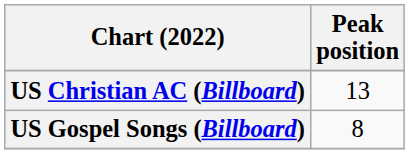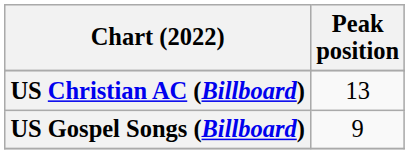(358, 129) 8 -> (358, 129) 9
